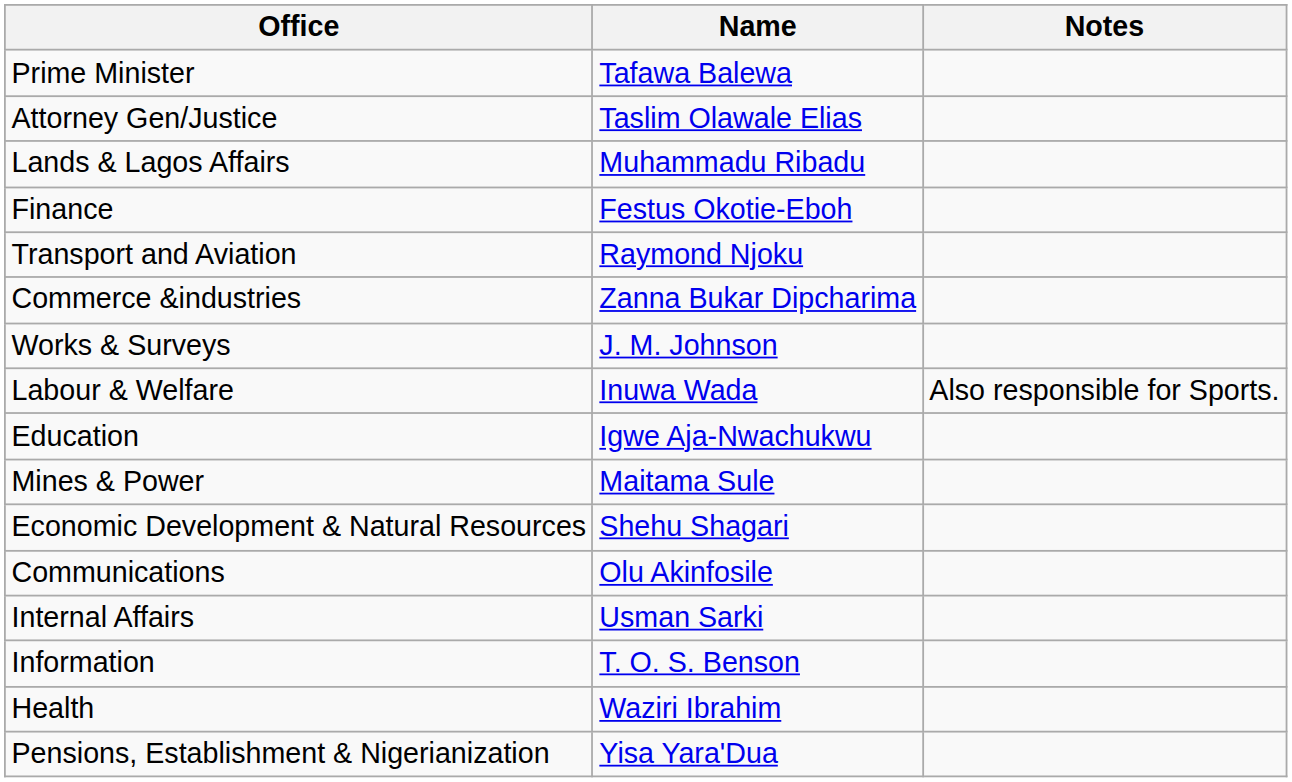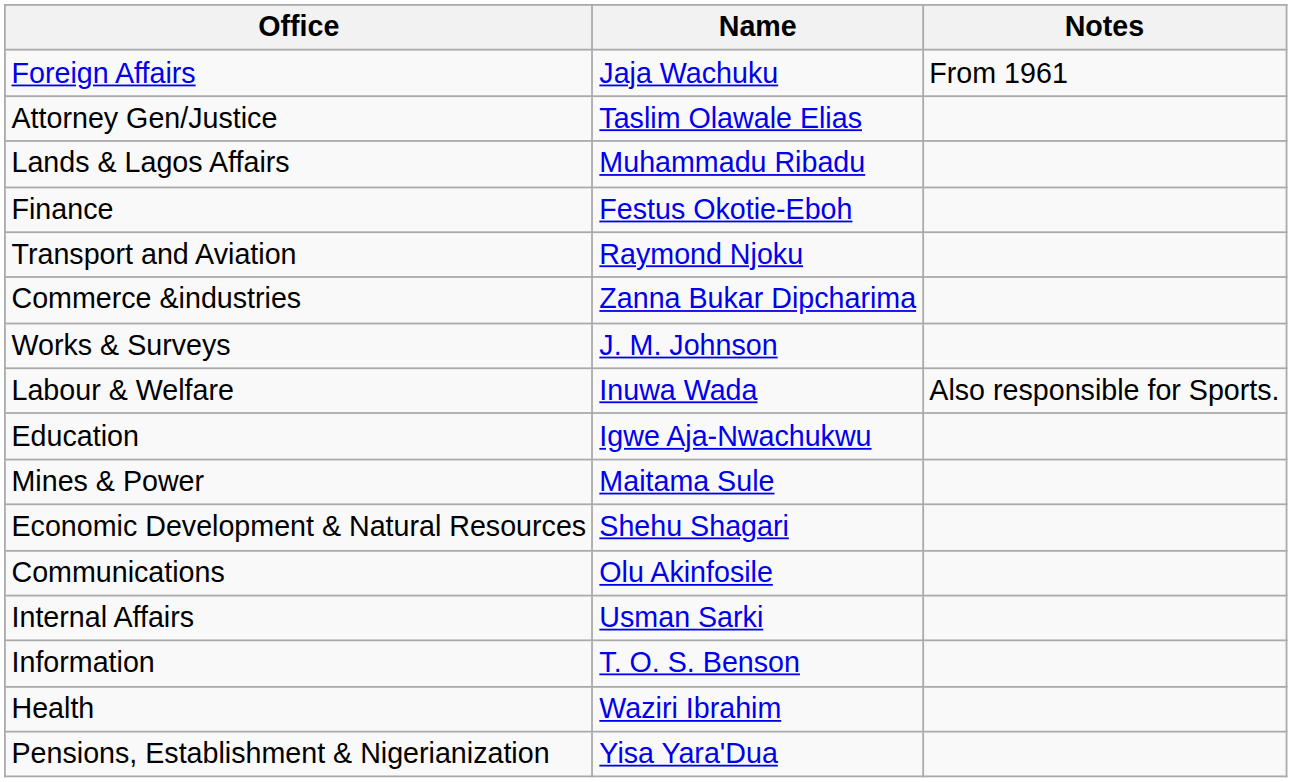- row: (103, 72)
+ row: (104, 72)
